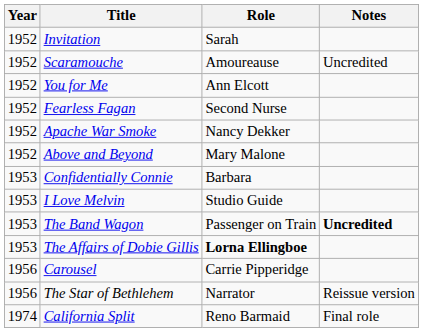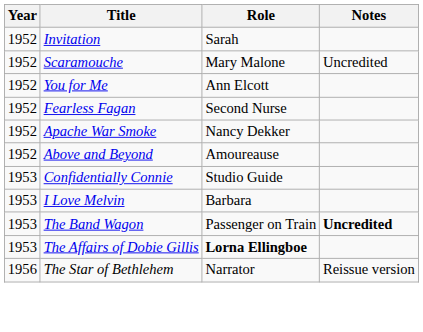(242, 62) Amoureause -> (245, 62) Mary Malone
(245, 154) Mary Malone -> (242, 154) Amoureause
(228, 177) Barbara -> (244, 177) Studio Guide
(244, 200) Studio Guide -> (228, 200) Barbara
- row: (70, 270)
- row: (89, 316)
